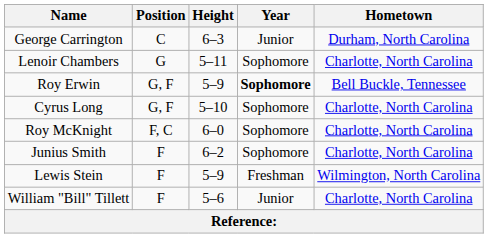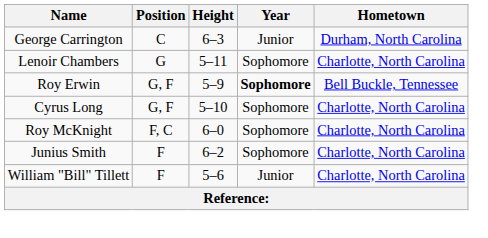- row: (69, 175)
